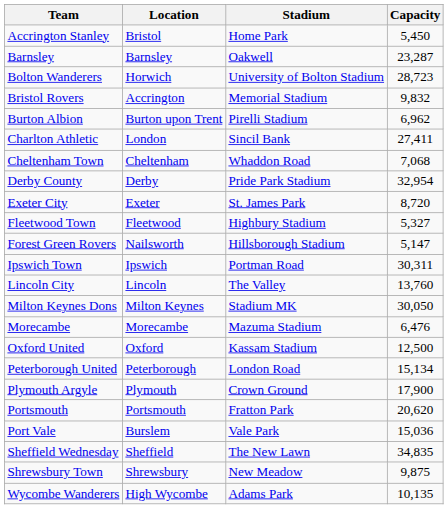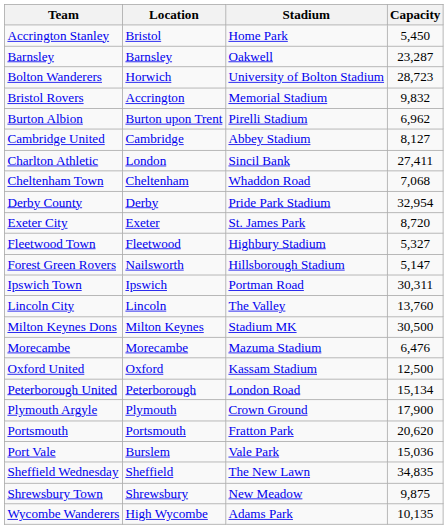+ row: (56, 139)
(415, 306) 30,050 -> (415, 327) 30,500
